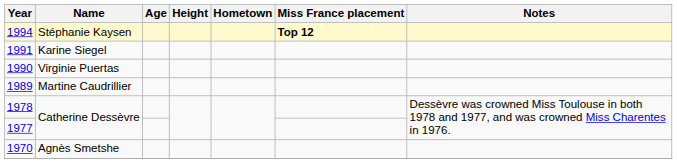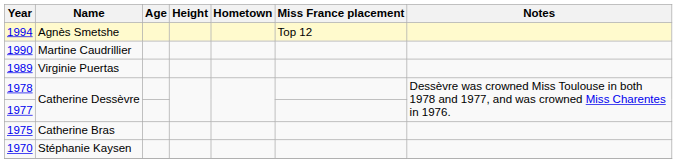(85, 31) Stéphanie Kaysen -> (79, 31) Agnès Smetshe
(296, 31) bold -> (295, 31) normal
- row: (20, 50)
(79, 68) Virginie Puertas -> (85, 50) Martine Caudrillier
(85, 86) Martine Caudrillier -> (79, 68) Virginie Puertas
+ row: (20, 130)
(79, 149) Agnès Smetshe -> (85, 149) Stéphanie Kaysen
